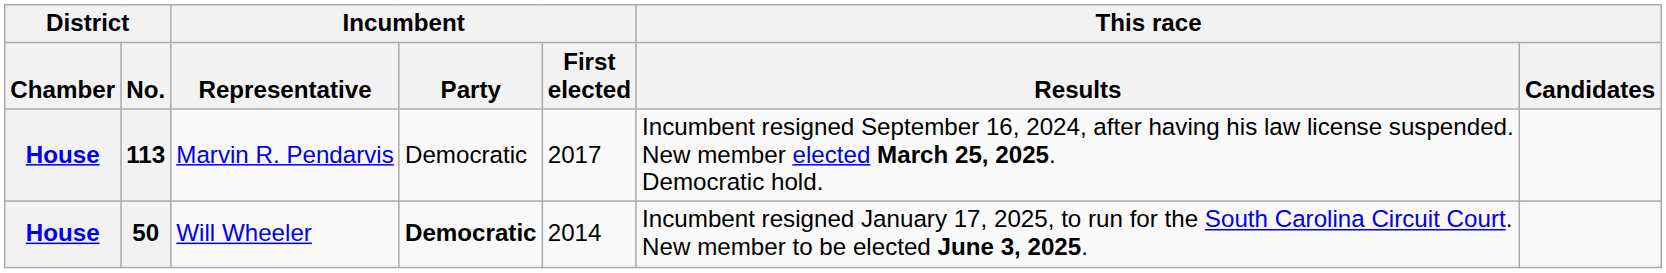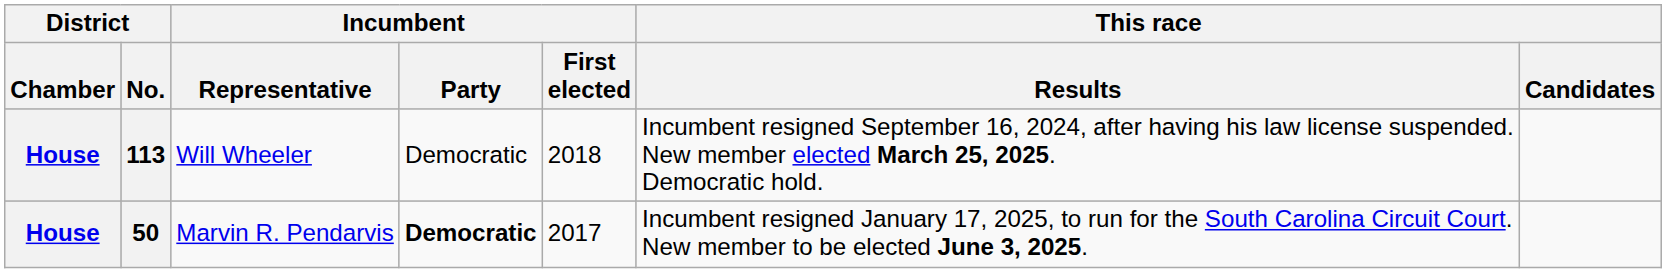(285, 154) Marvin R. Pendarvis -> (244, 154) Will Wheeler
(575, 154) 2017 -> (575, 154) 2018
(244, 233) Will Wheeler -> (285, 233) Marvin R. Pendarvis
(575, 233) 2014 -> (575, 233) 2017
